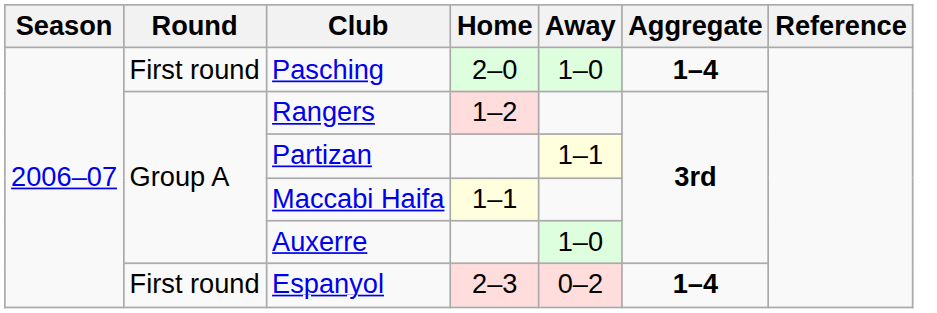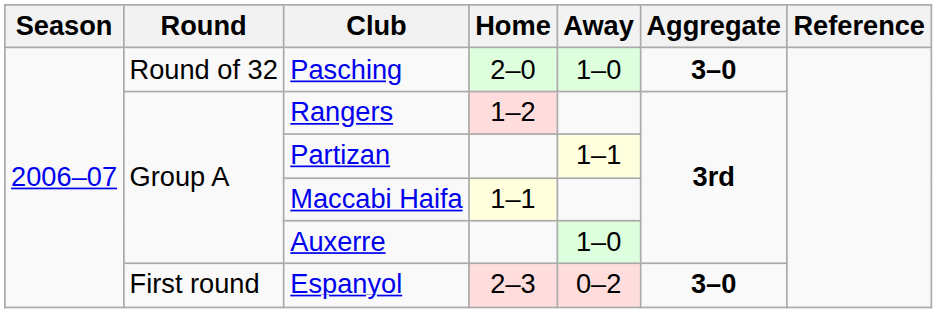(195, 69) First round -> (204, 69) Round of 32
(695, 69) 1–4 -> (714, 69) 3–0
(695, 284) 1–4 -> (714, 284) 3–0
